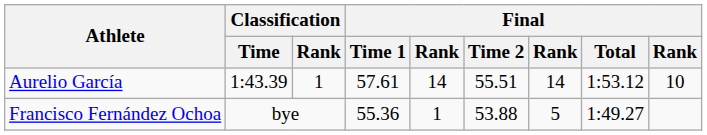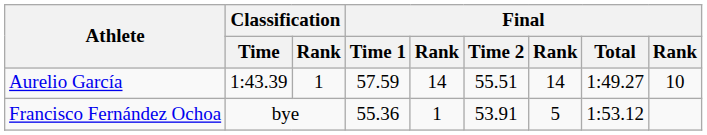(378, 83) 57.61 -> (378, 83) 57.59
(615, 83) 1:53.12 -> (615, 83) 1:49.27
(496, 114) 53.88 -> (496, 114) 53.91
(615, 114) 1:49.27 -> (615, 114) 1:53.12
